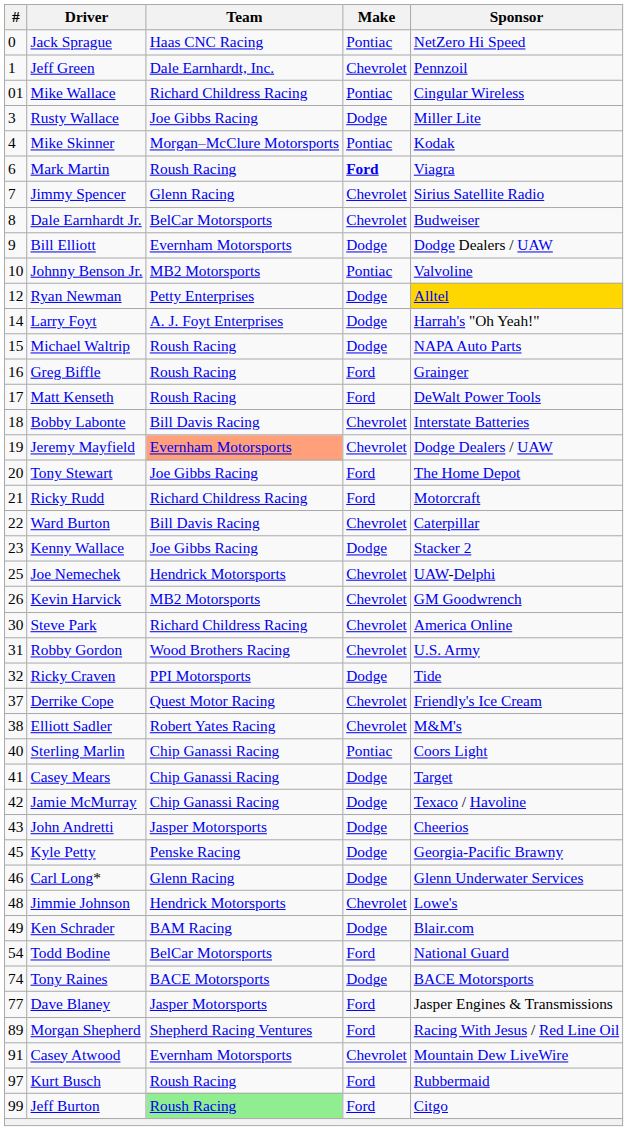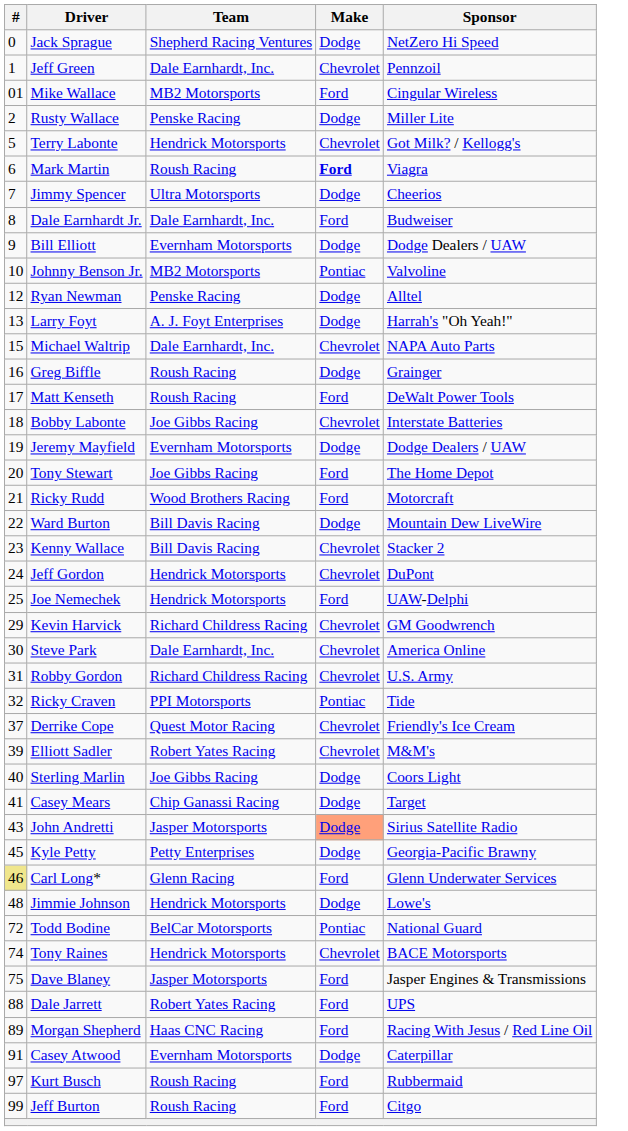(206, 42) Haas CNC Racing -> (231, 42) Shepherd Racing Ventures
(369, 42) Pontiac -> (340, 42) Dodge
(229, 93) Richard Childress Racing -> (205, 93) MB2 Motorsports
(369, 93) Pontiac -> (334, 93) Ford
(12, 118) 3 -> (12, 118) 2
(204, 118) Joe Gibbs Racing -> (195, 118) Penske Racing
- row: (73, 143)
+ row: (74, 143)
(192, 194) Glenn Racing -> (205, 194) Ultra Motorsports
(376, 194) Chevrolet -> (340, 194) Dodge
(479, 194) Sirius Satellite Radio -> (414, 194) Cheerios
(211, 219) BelCar Motorsports -> (212, 219) Dale Earnhardt, Inc.
(376, 219) Chevrolet -> (334, 219) Ford
(202, 295) Petty Enterprises -> (195, 295) Penske Racing
(431, 295) gold background -> (404, 295) no background
(16, 321) 14 -> (16, 321) 13
(193, 346) Roush Racing -> (212, 346) Dale Earnhardt, Inc.
(367, 346) Dodge -> (350, 346) Chevrolet
(361, 371) Ford -> (340, 371) Dodge
(205, 422) Bill Davis Racing -> (204, 422) Joe Gibbs Racing
(221, 447) lightsalmon background -> (221, 447) no background
(376, 447) Chevrolet -> (340, 447) Dodge
(229, 498) Richard Childress Racing -> (220, 498) Wood Brothers Racing
(376, 523) Chevrolet -> (340, 523) Dodge
(447, 523) Caterpillar -> (464, 523) Mountain Dew LiveWire
(204, 548) Joe Gibbs Racing -> (205, 548) Bill Davis Racing
(367, 548) Dodge -> (350, 548) Chevrolet
+ row: (67, 574)
(376, 574) Chevrolet -> (334, 599) Ford
(16, 599) 26 -> (16, 624) 29
(205, 599) MB2 Motorsports -> (229, 624) Richard Childress Racing
(229, 624) Richard Childress Racing -> (212, 650) Dale Earnhardt, Inc.
(220, 650) Wood Brothers Racing -> (229, 675) Richard Childress Racing
(367, 675) Dodge -> (342, 700) Pontiac
(16, 726) 38 -> (16, 751) 39
(215, 751) Chip Ganassi Racing -> (204, 776) Joe Gibbs Racing
(369, 751) Pontiac -> (340, 776) Dodge
- row: (84, 802)
(367, 827) no background -> (340, 827) lightsalmon background
(441, 827) Cheerios -> (452, 827) Sirius Satellite Radio
(195, 852) Penske Racing -> (202, 852) Petty Enterprises
(16, 877) no background -> (16, 877) khaki background
(367, 877) Dodge -> (334, 877) Ford
(376, 903) Chevrolet -> (340, 903) Dodge
- row: (72, 928)
(16, 953) 54 -> (16, 928) 72
(361, 953) Ford -> (342, 928) Pontiac
(210, 979) BACE Motorsports -> (218, 953) Hendrick Motorsports
(367, 979) Dodge -> (350, 953) Chevrolet
(16, 1004) 77 -> (16, 979) 75
+ row: (66, 1004)
(231, 1029) Shepherd Racing Ventures -> (206, 1029) Haas CNC Racing
(376, 1055) Chevrolet -> (340, 1055) Dodge
(491, 1055) Mountain Dew LiveWire -> (420, 1055) Caterpillar
(193, 1105) lightgreen background -> (193, 1105) no background
